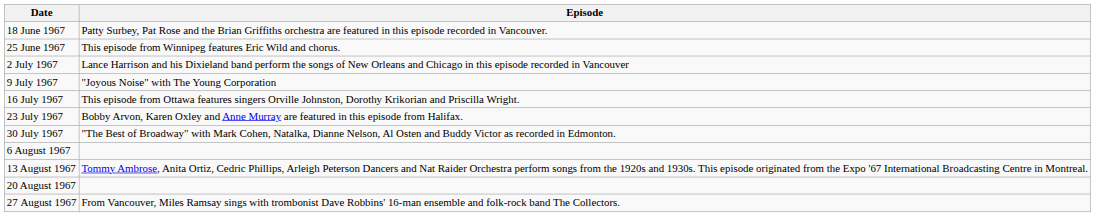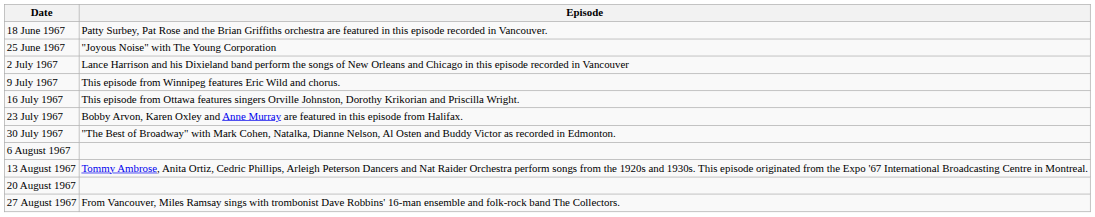(211, 47) This episode from Winnipeg features Eric Wild and chorus. -> (179, 47) "Joyous Noise" with The Young Corporation
(179, 82) "Joyous Noise" with The Young Corporation -> (211, 82) This episode from Winnipeg features Eric Wild and chorus.
